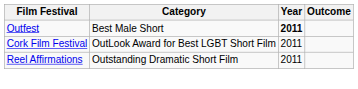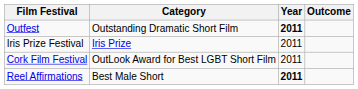(128, 28) Best Male Short -> (165, 28) Outstanding Dramatic Short Film
+ row: (45, 44)
(165, 60) Outstanding Dramatic Short Film -> (128, 76) Best Male Short
(291, 60) normal -> (291, 76) bold
